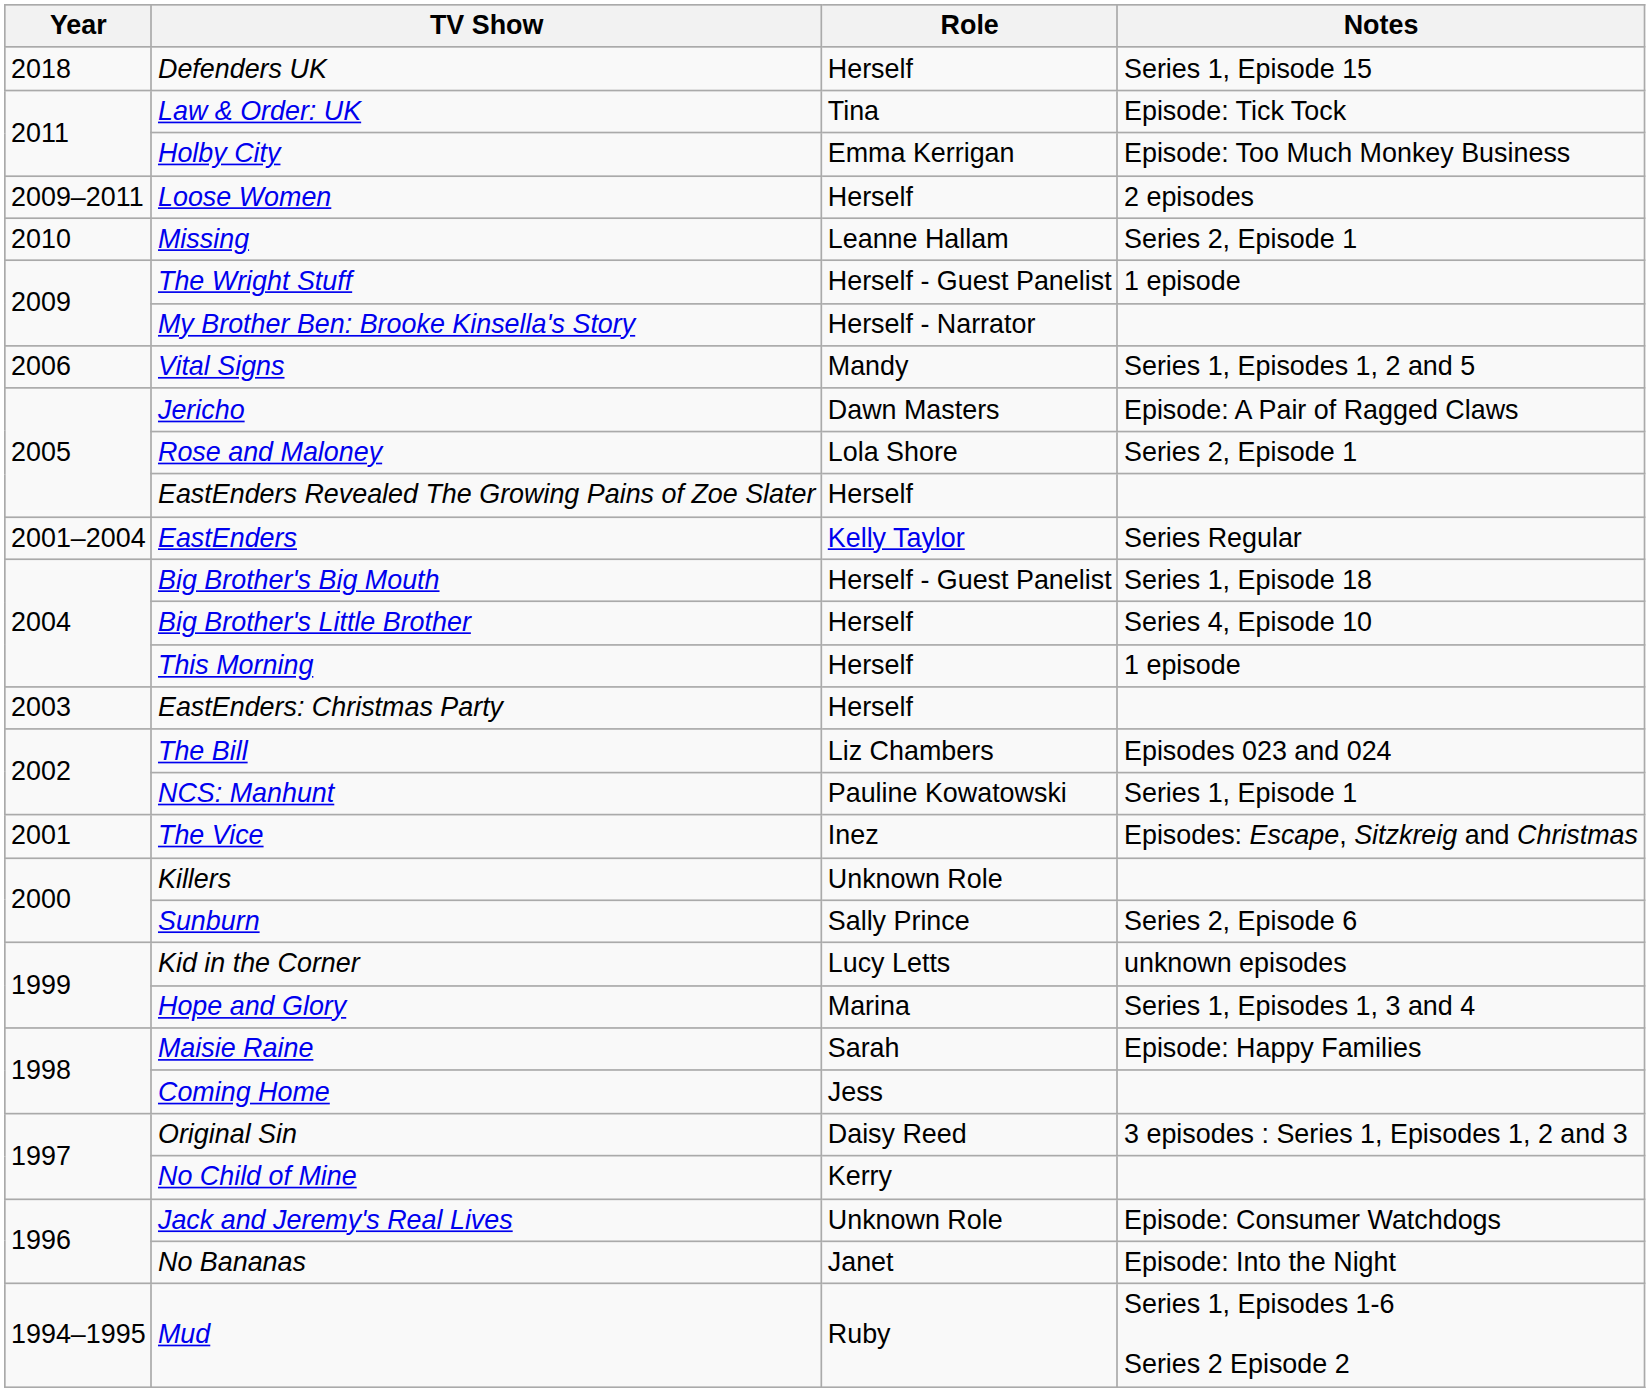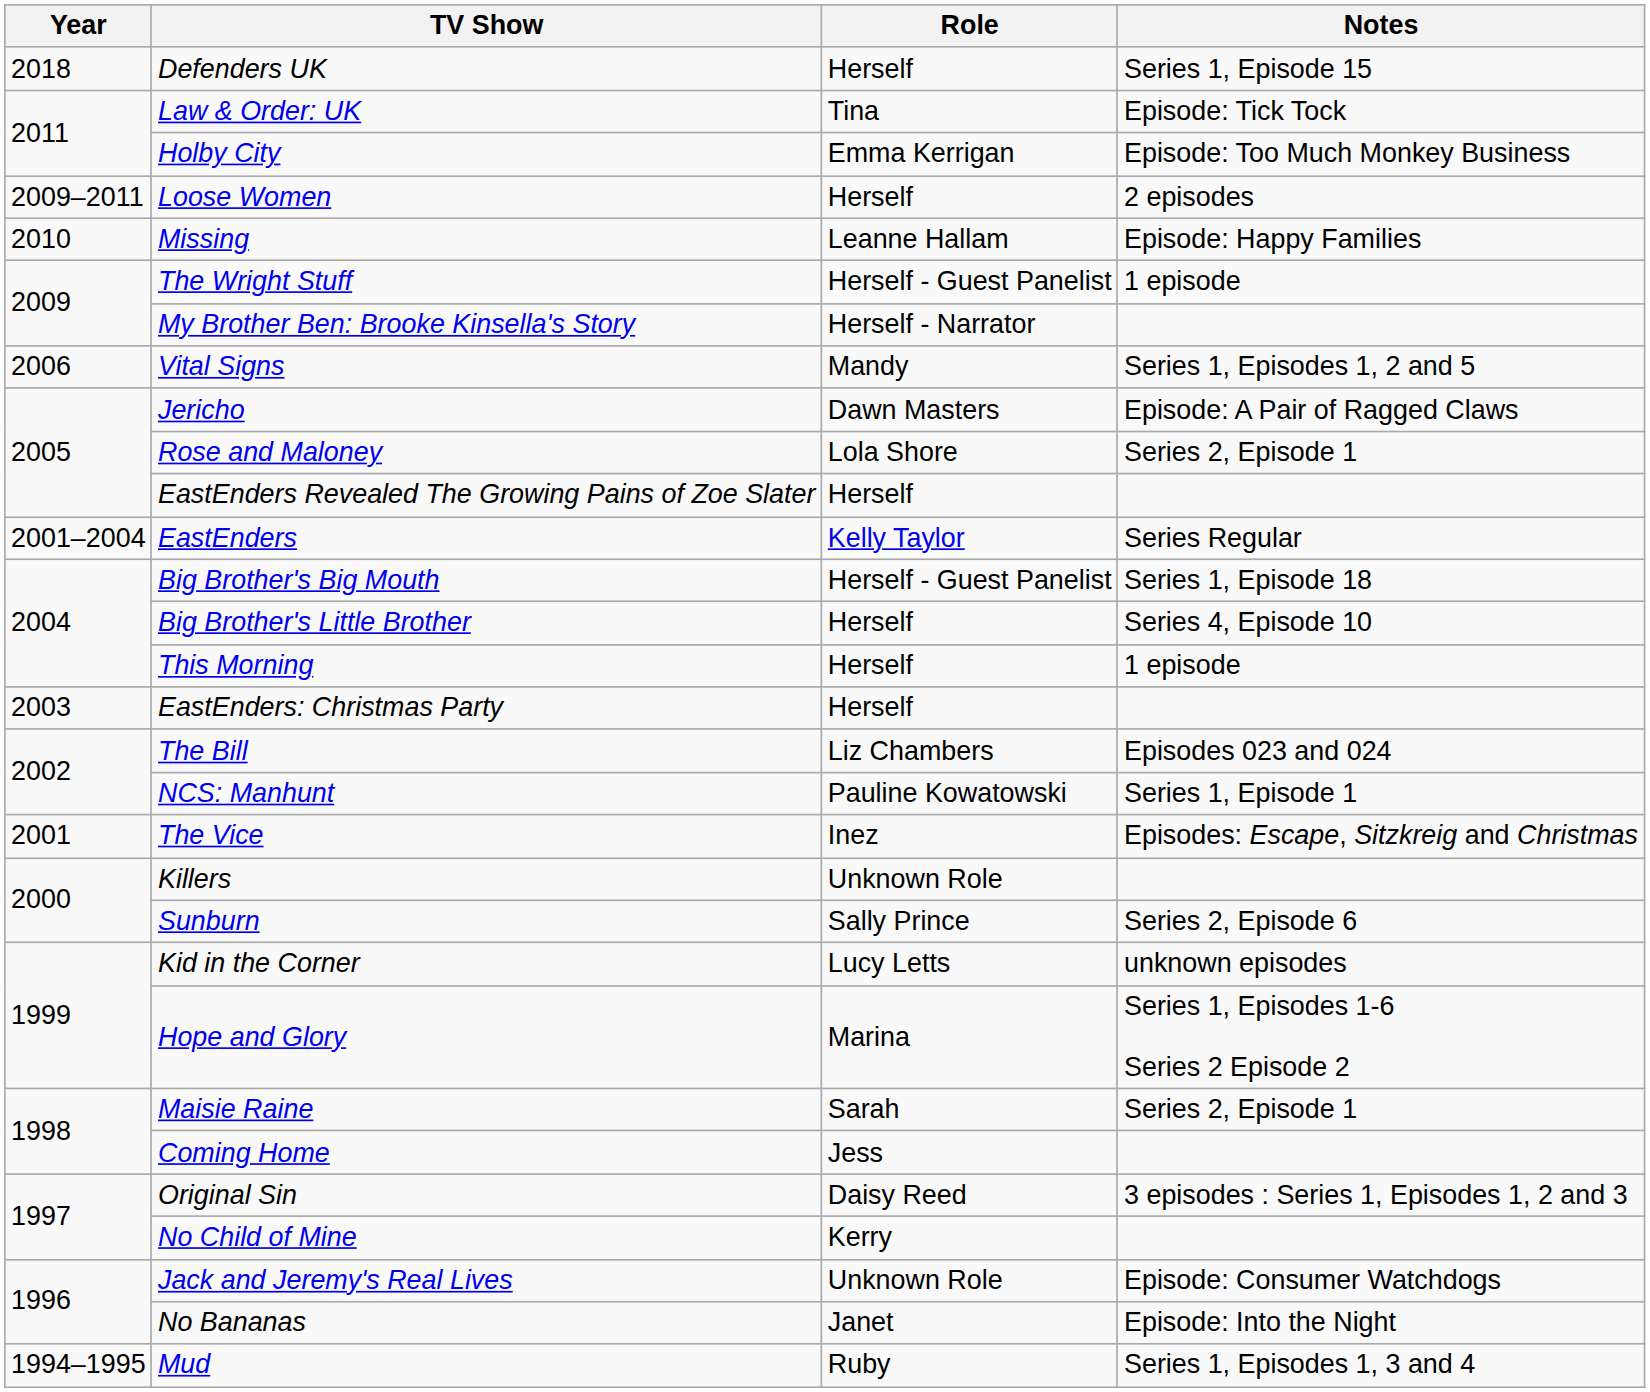(1241, 238) Series 2, Episode 1 -> (1273, 238) Episode: Happy Families
(1300, 1006) Series 1, Episodes 1, 3 and 4 -> (1259, 1036) Series 1, Episodes 1-6 Series 2 Episode 2
(1273, 1048) Episode: Happy Families -> (1241, 1109) Series 2, Episode 1
(1259, 1334) Series 1, Episodes 1-6 Series 2 Episode 2 -> (1300, 1365) Series 1, Episodes 1, 3 and 4
